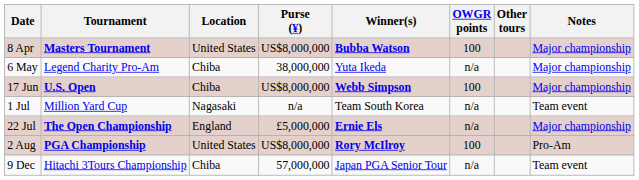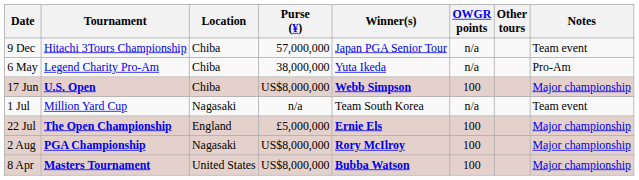rows swapped: (20, 48) <-> (21, 165)
(582, 67) Major championship -> (552, 67) Pro-Am
(472, 126) n/a -> (472, 126) 100
(224, 145) United States -> (214, 145) Nagasaki
(552, 145) Pro-Am -> (582, 145) Major championship
